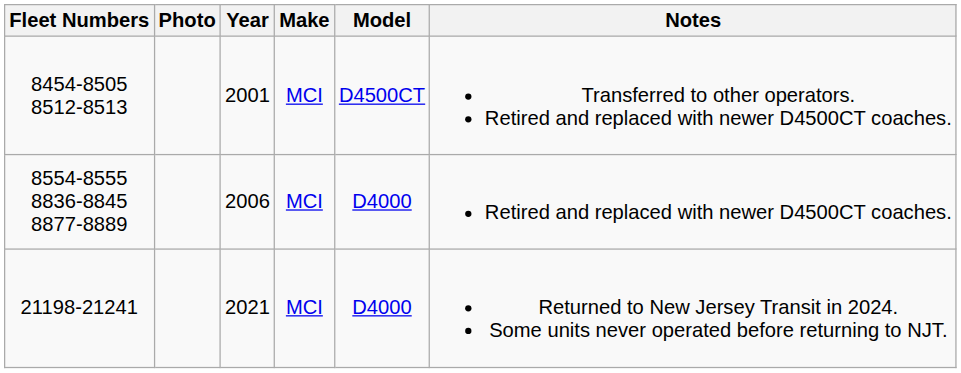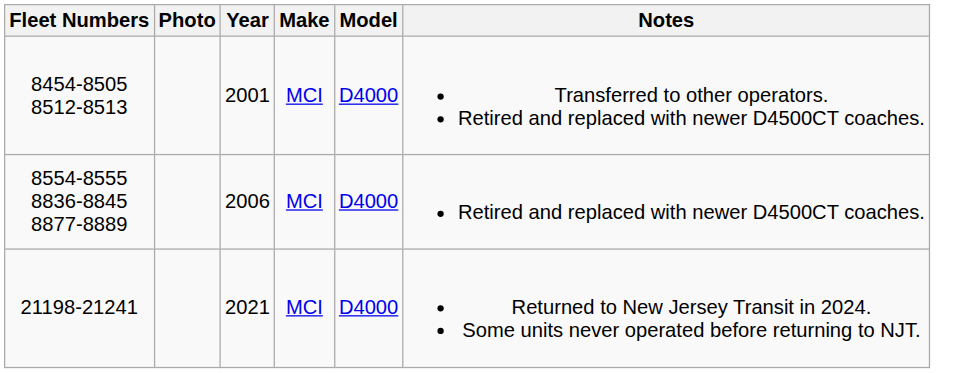(382, 95) D4500CT -> (369, 95) D4000
